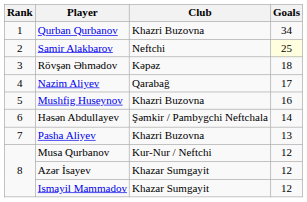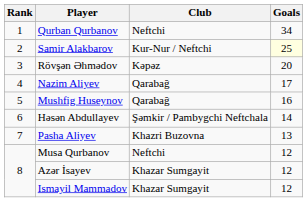(168, 30) Khazri Buzovna -> (149, 30) Neftchi
(149, 48) Neftchi -> (172, 48) Kur-Nur / Neftchi
(286, 65) 18 -> (286, 65) 20
(168, 100) Khazri Buzovna -> (151, 100) Qarabağ
(172, 153) Kur-Nur / Neftchi -> (149, 153) Neftchi
